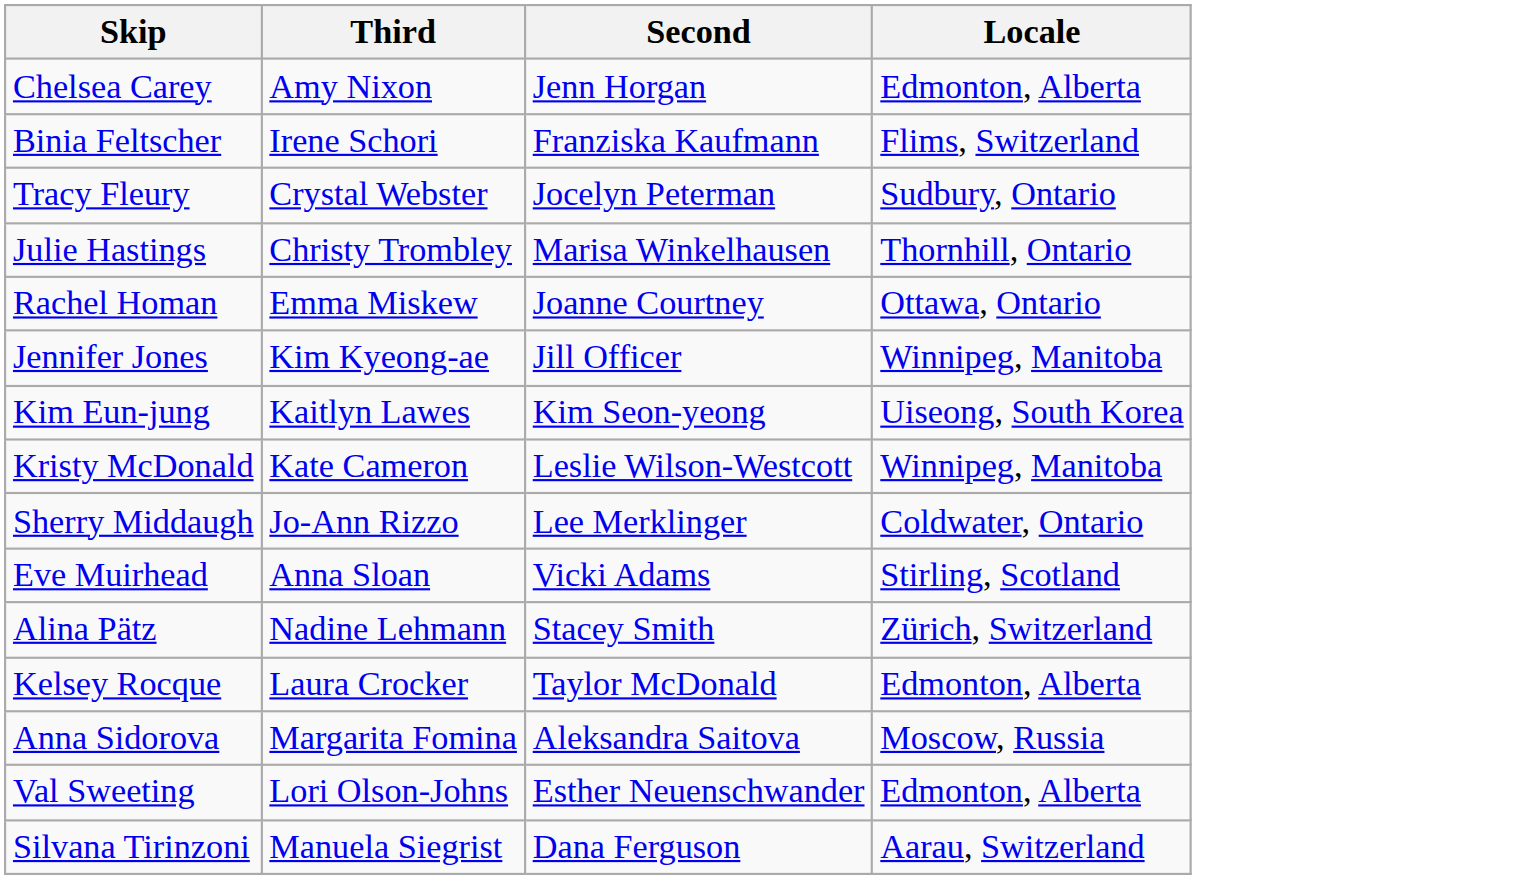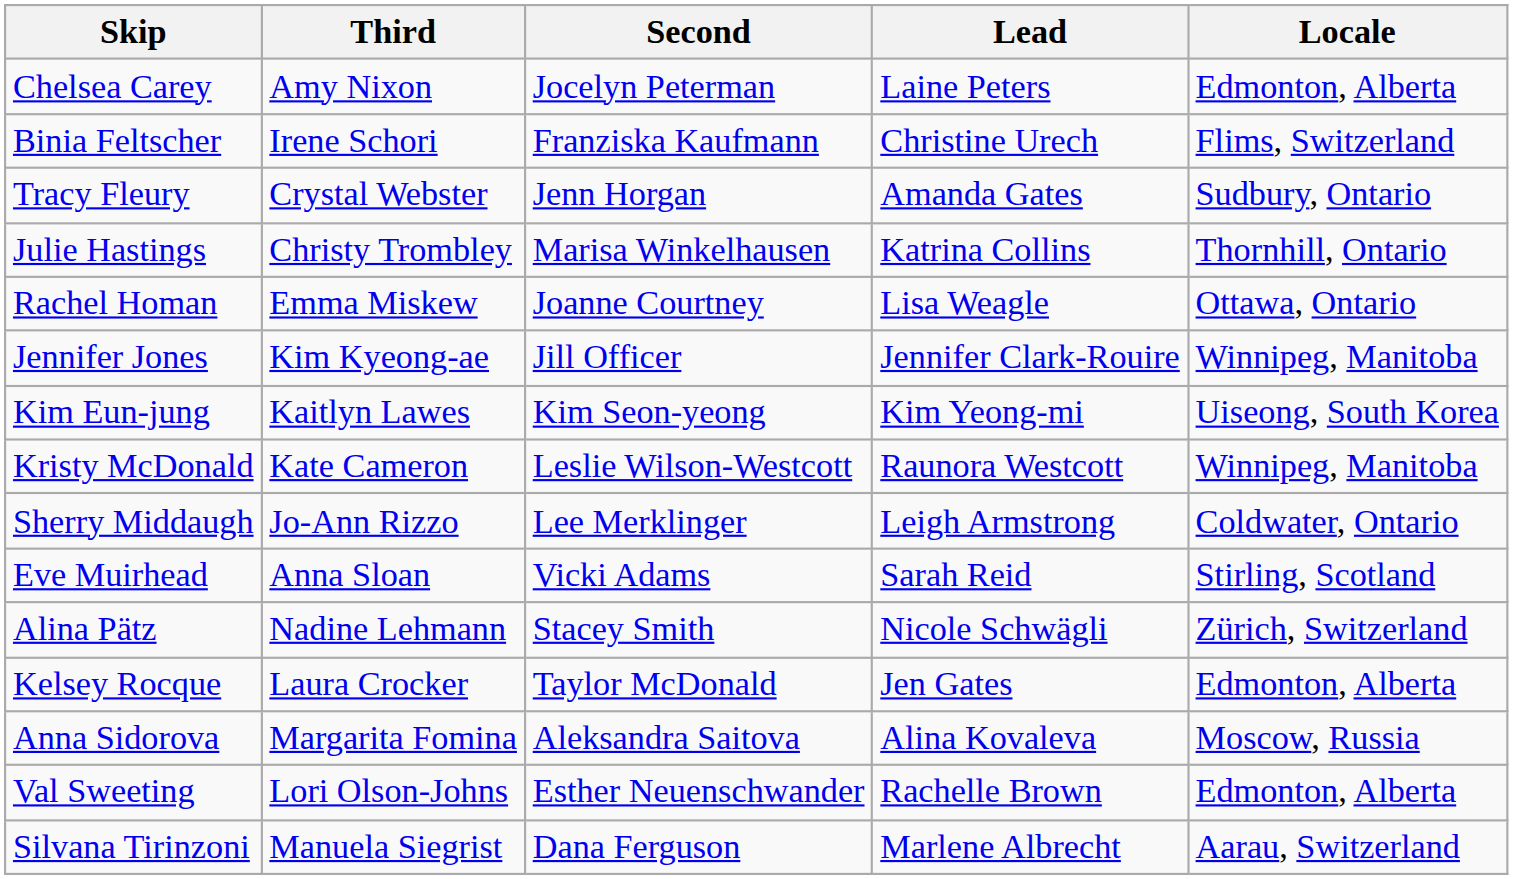+ column: (1030, 31)
(619, 85) Jenn Horgan -> (654, 85) Jocelyn Peterman
(654, 194) Jocelyn Peterman -> (619, 194) Jenn Horgan
